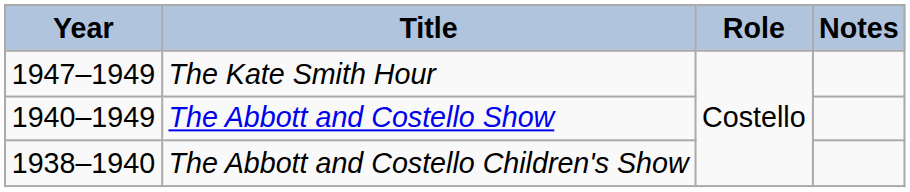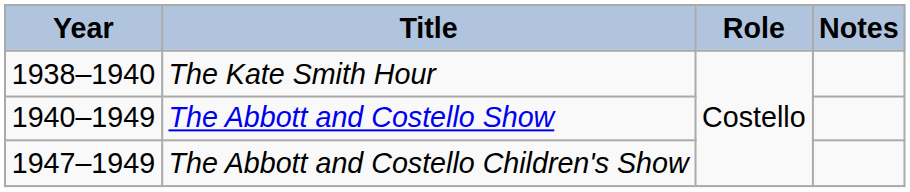(83, 73) 1947–1949 -> (83, 73) 1938–1940
(83, 164) 1938–1940 -> (83, 164) 1947–1949
